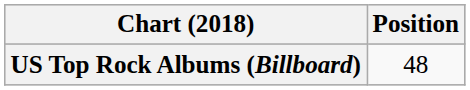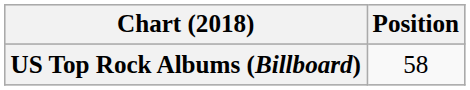(416, 64) 48 -> (416, 64) 58
